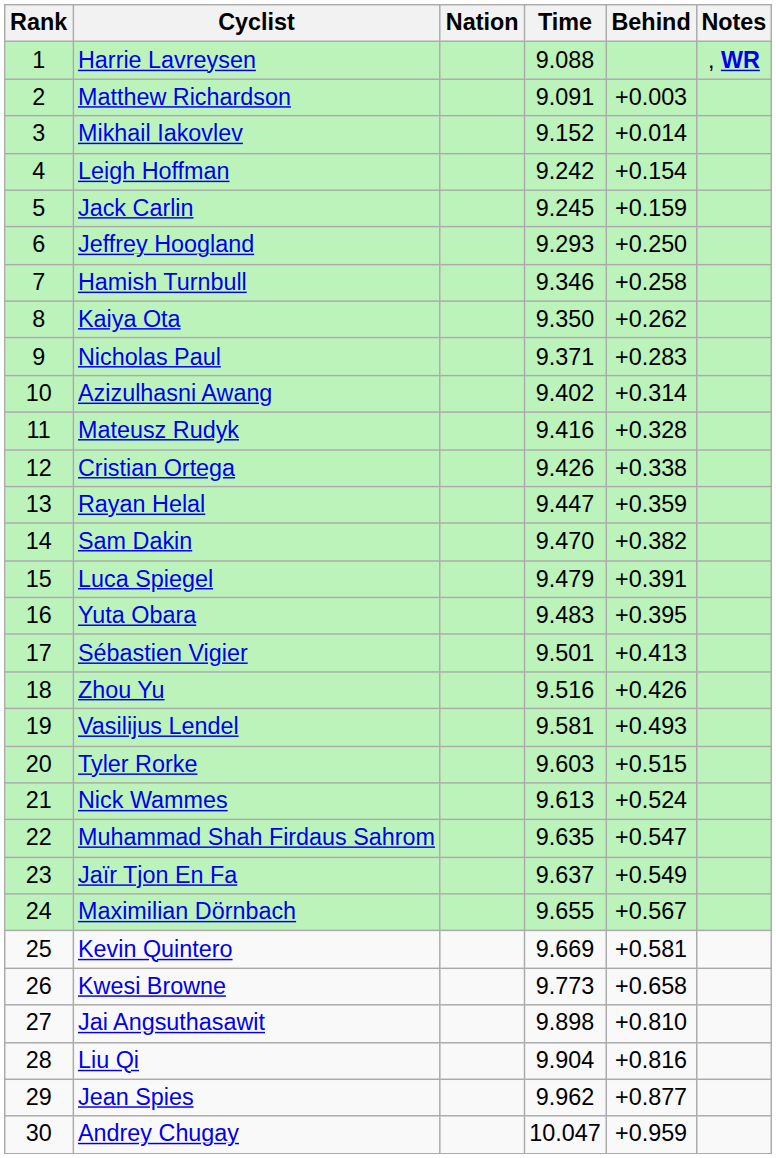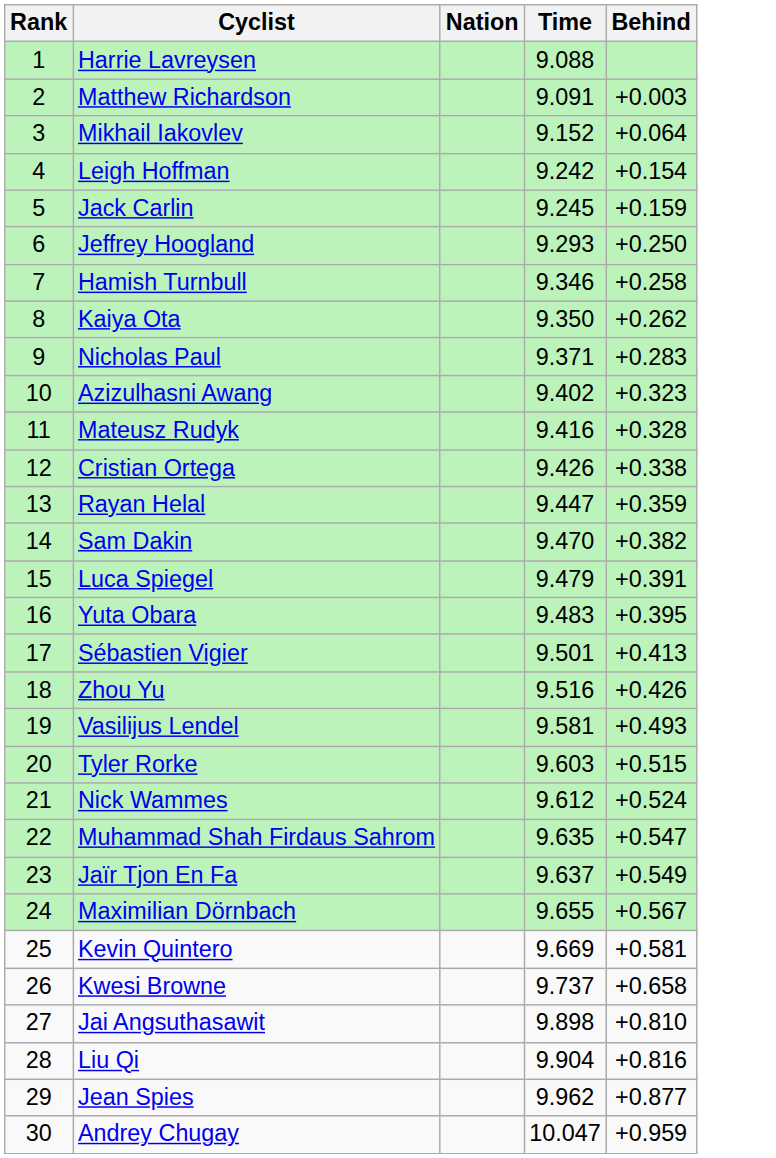- column: (734, 23)
(651, 134) +0.014 -> (651, 134) +0.064
(651, 393) +0.314 -> (651, 393) +0.323
(565, 801) 9.613 -> (565, 801) 9.612
(565, 986) 9.773 -> (565, 986) 9.737
